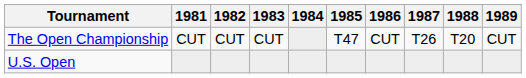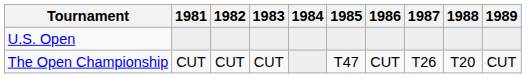rows swapped: (42, 62) <-> (88, 39)
